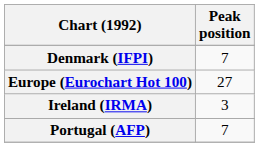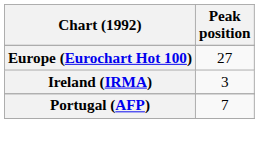- row: (100, 57)
